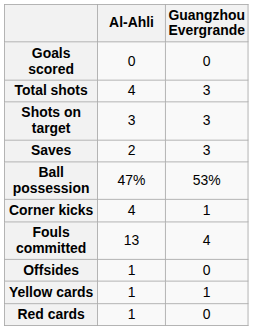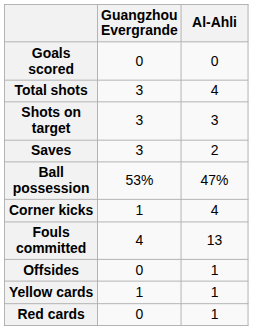columns swapped: (132, 23) <-> (207, 23)
